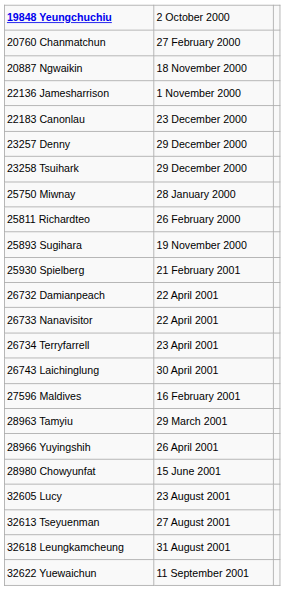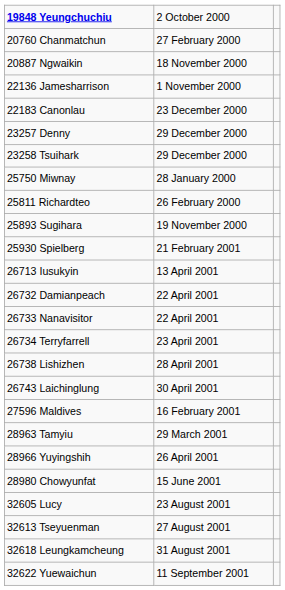+ row: (43, 272)
+ row: (46, 365)
